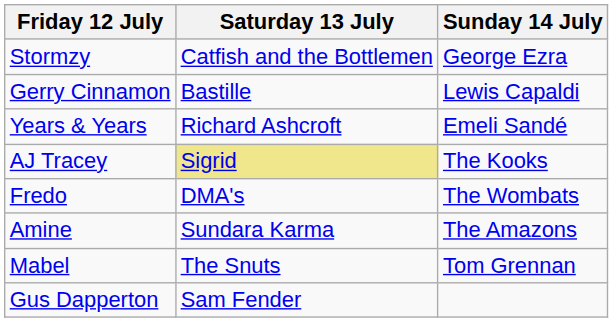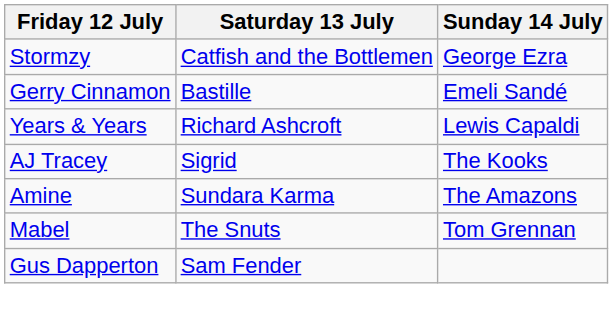(511, 91) Lewis Capaldi -> (505, 91) Emeli Sandé
(505, 126) Emeli Sandé -> (511, 126) Lewis Capaldi
(209, 160) khaki background -> (209, 160) no background
- row: (38, 195)
